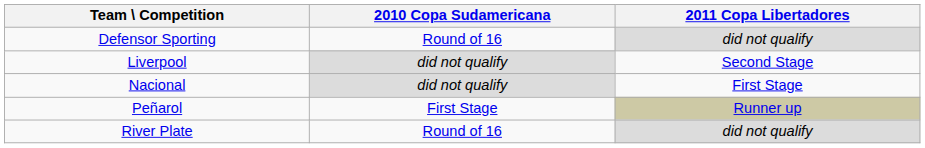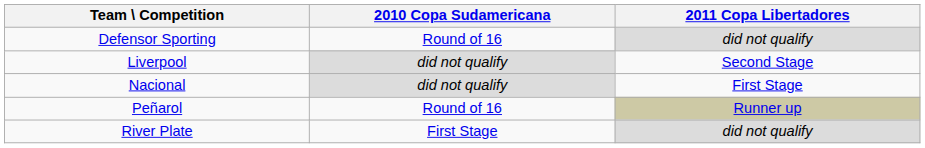(462, 108) First Stage -> (462, 108) Round of 16
(462, 131) Round of 16 -> (462, 131) First Stage
